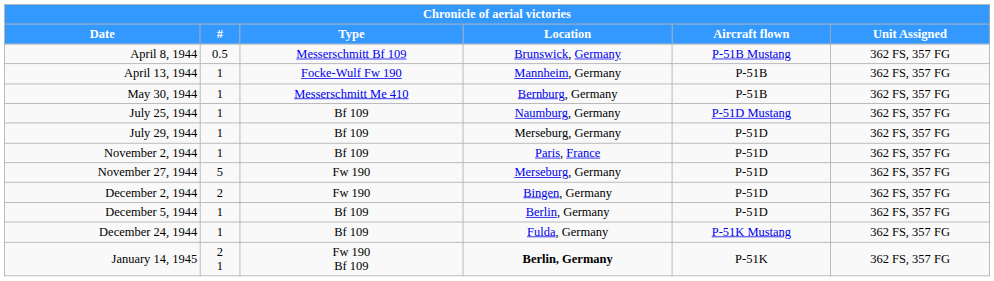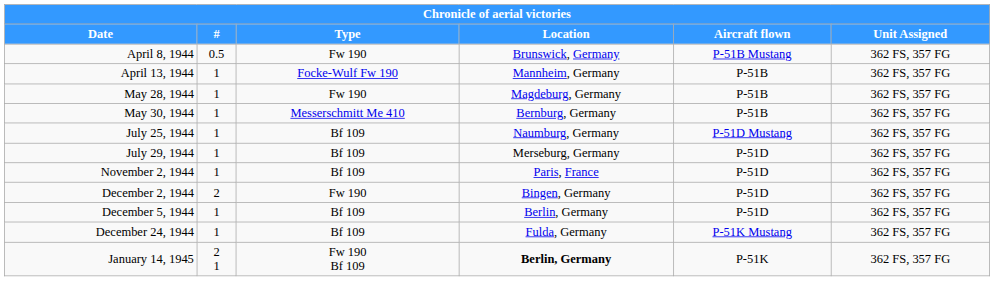(351, 53) Messerschmitt Bf 109 -> (348, 53) Fw 190
+ row: (159, 93)
- row: (147, 172)
